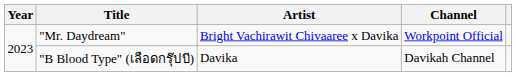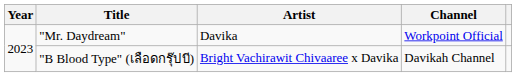(299, 35) Bright Vachirawit Chivaaree x Davika -> (219, 35) Davika
(219, 58) Davika -> (299, 58) Bright Vachirawit Chivaaree x Davika
